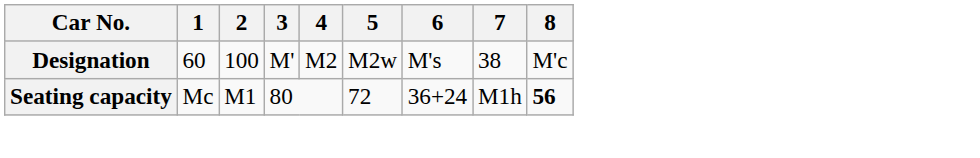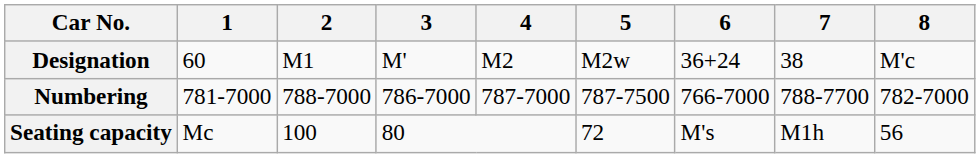(242, 59) 100 -> (298, 59) M1
(425, 59) M's -> (710, 59) 36+24
+ row: (91, 96)
(240, 96) M1 -> (300, 133) 100
(437, 96) 36+24 -> (698, 133) M's
(544, 96) bold -> (891, 133) normal
